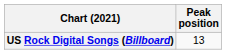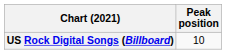(199, 40) 13 -> (199, 40) 10
